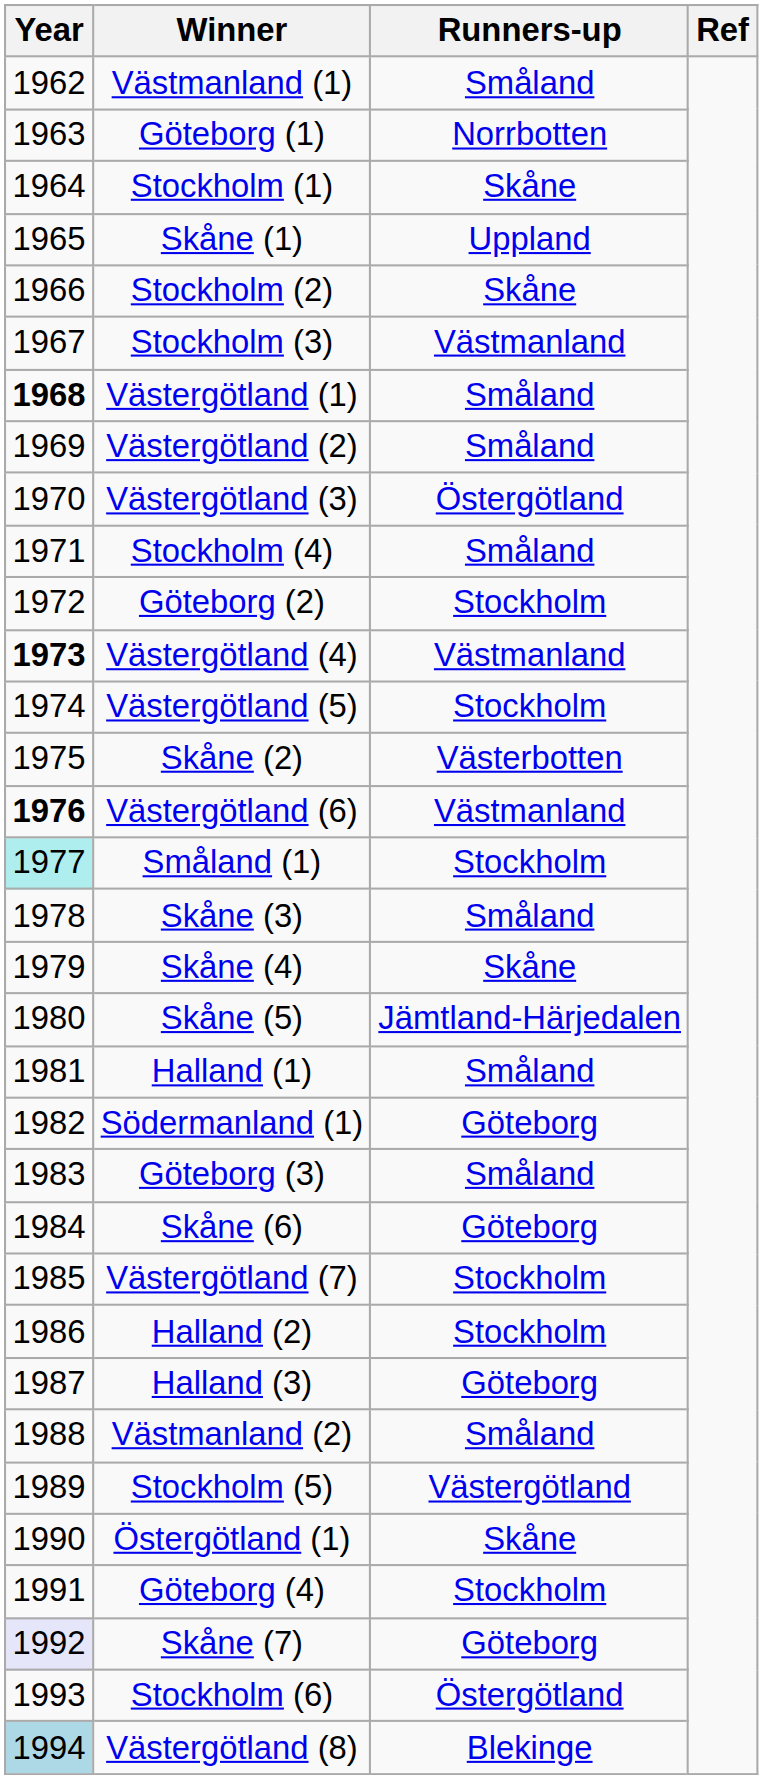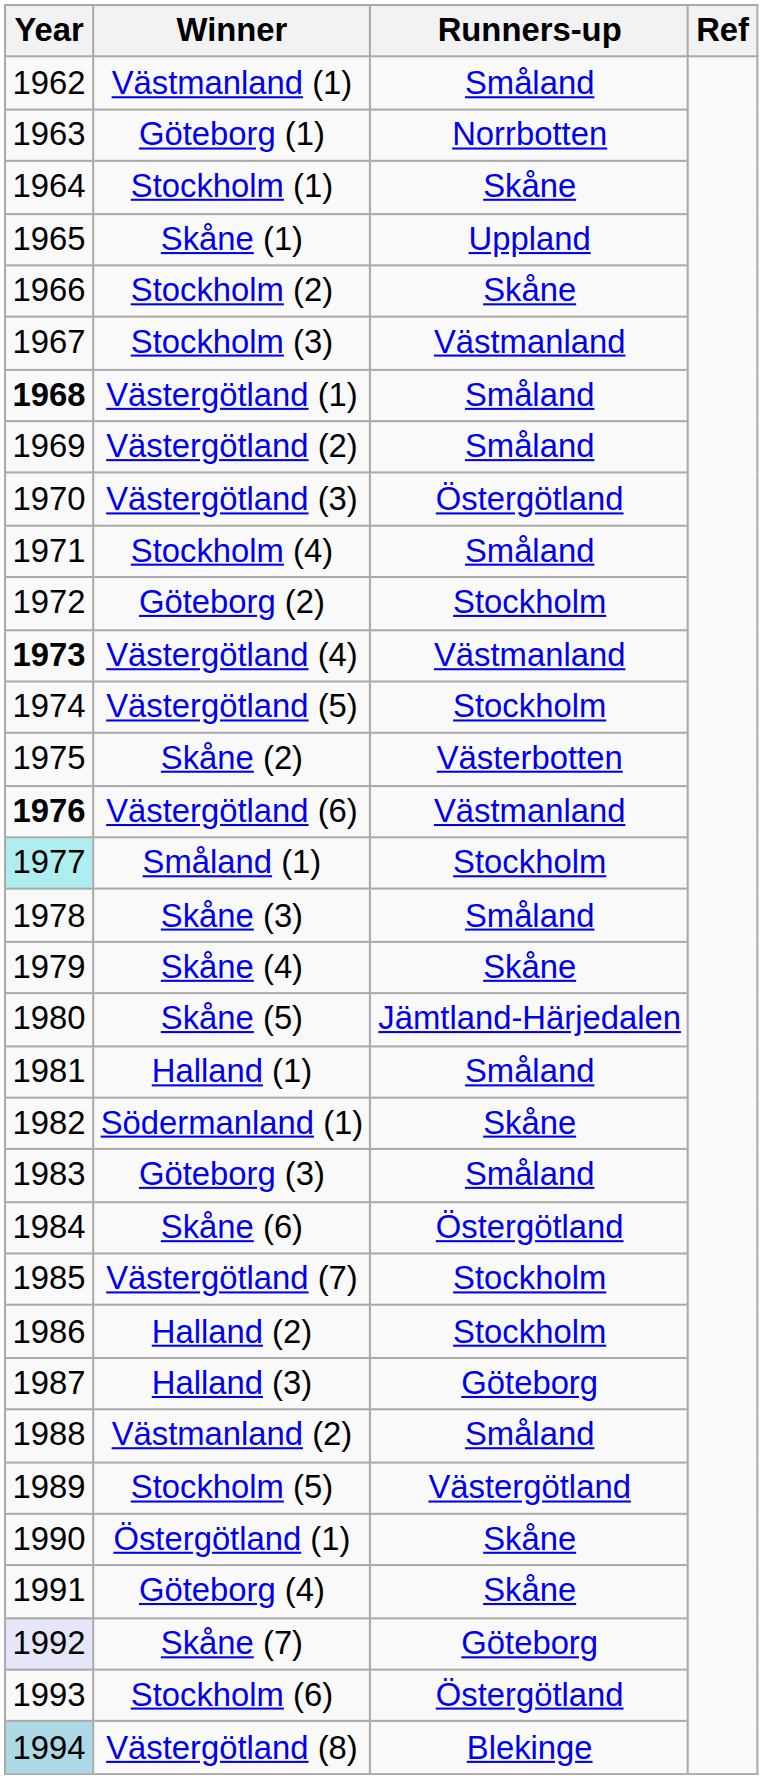(530, 1122) Göteborg -> (530, 1122) Skåne
(530, 1226) Göteborg -> (530, 1226) Östergötland
(530, 1591) Stockholm -> (530, 1591) Skåne
